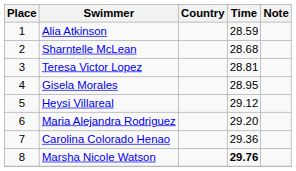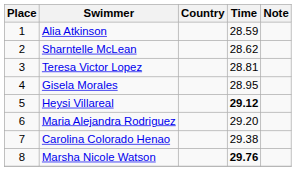(244, 49) 28.68 -> (244, 49) 28.62
(244, 103) normal -> (244, 103) bold
(244, 139) 29.36 -> (244, 139) 29.38
